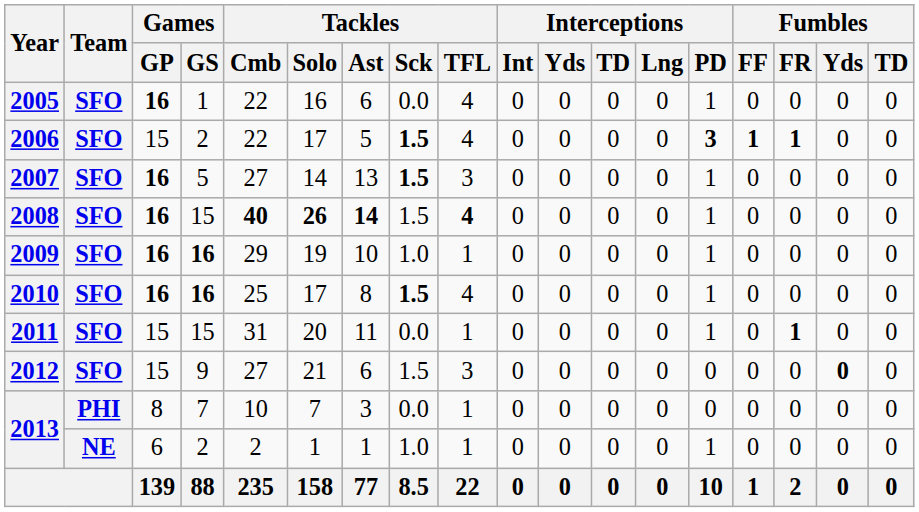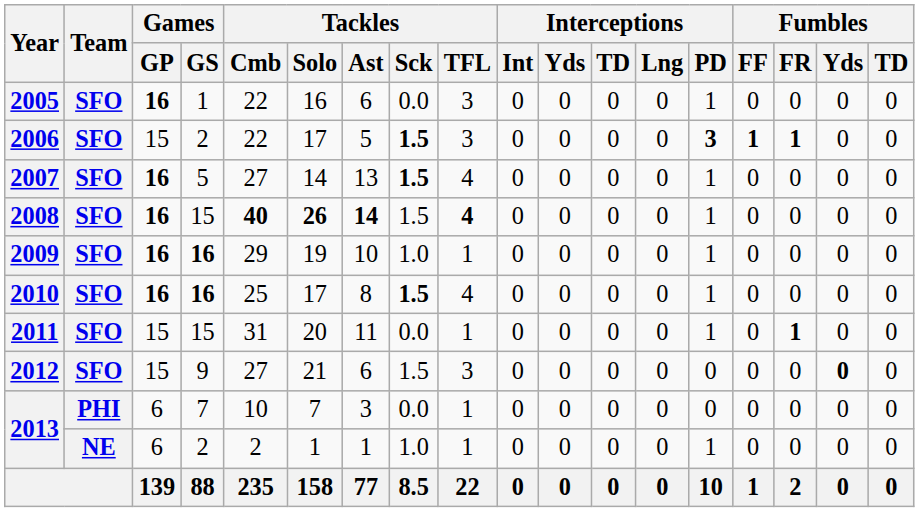(467, 100) 4 -> (467, 100) 3
(467, 139) 4 -> (467, 139) 3
(467, 178) 3 -> (467, 178) 4
(157, 409) 8 -> (157, 409) 6
